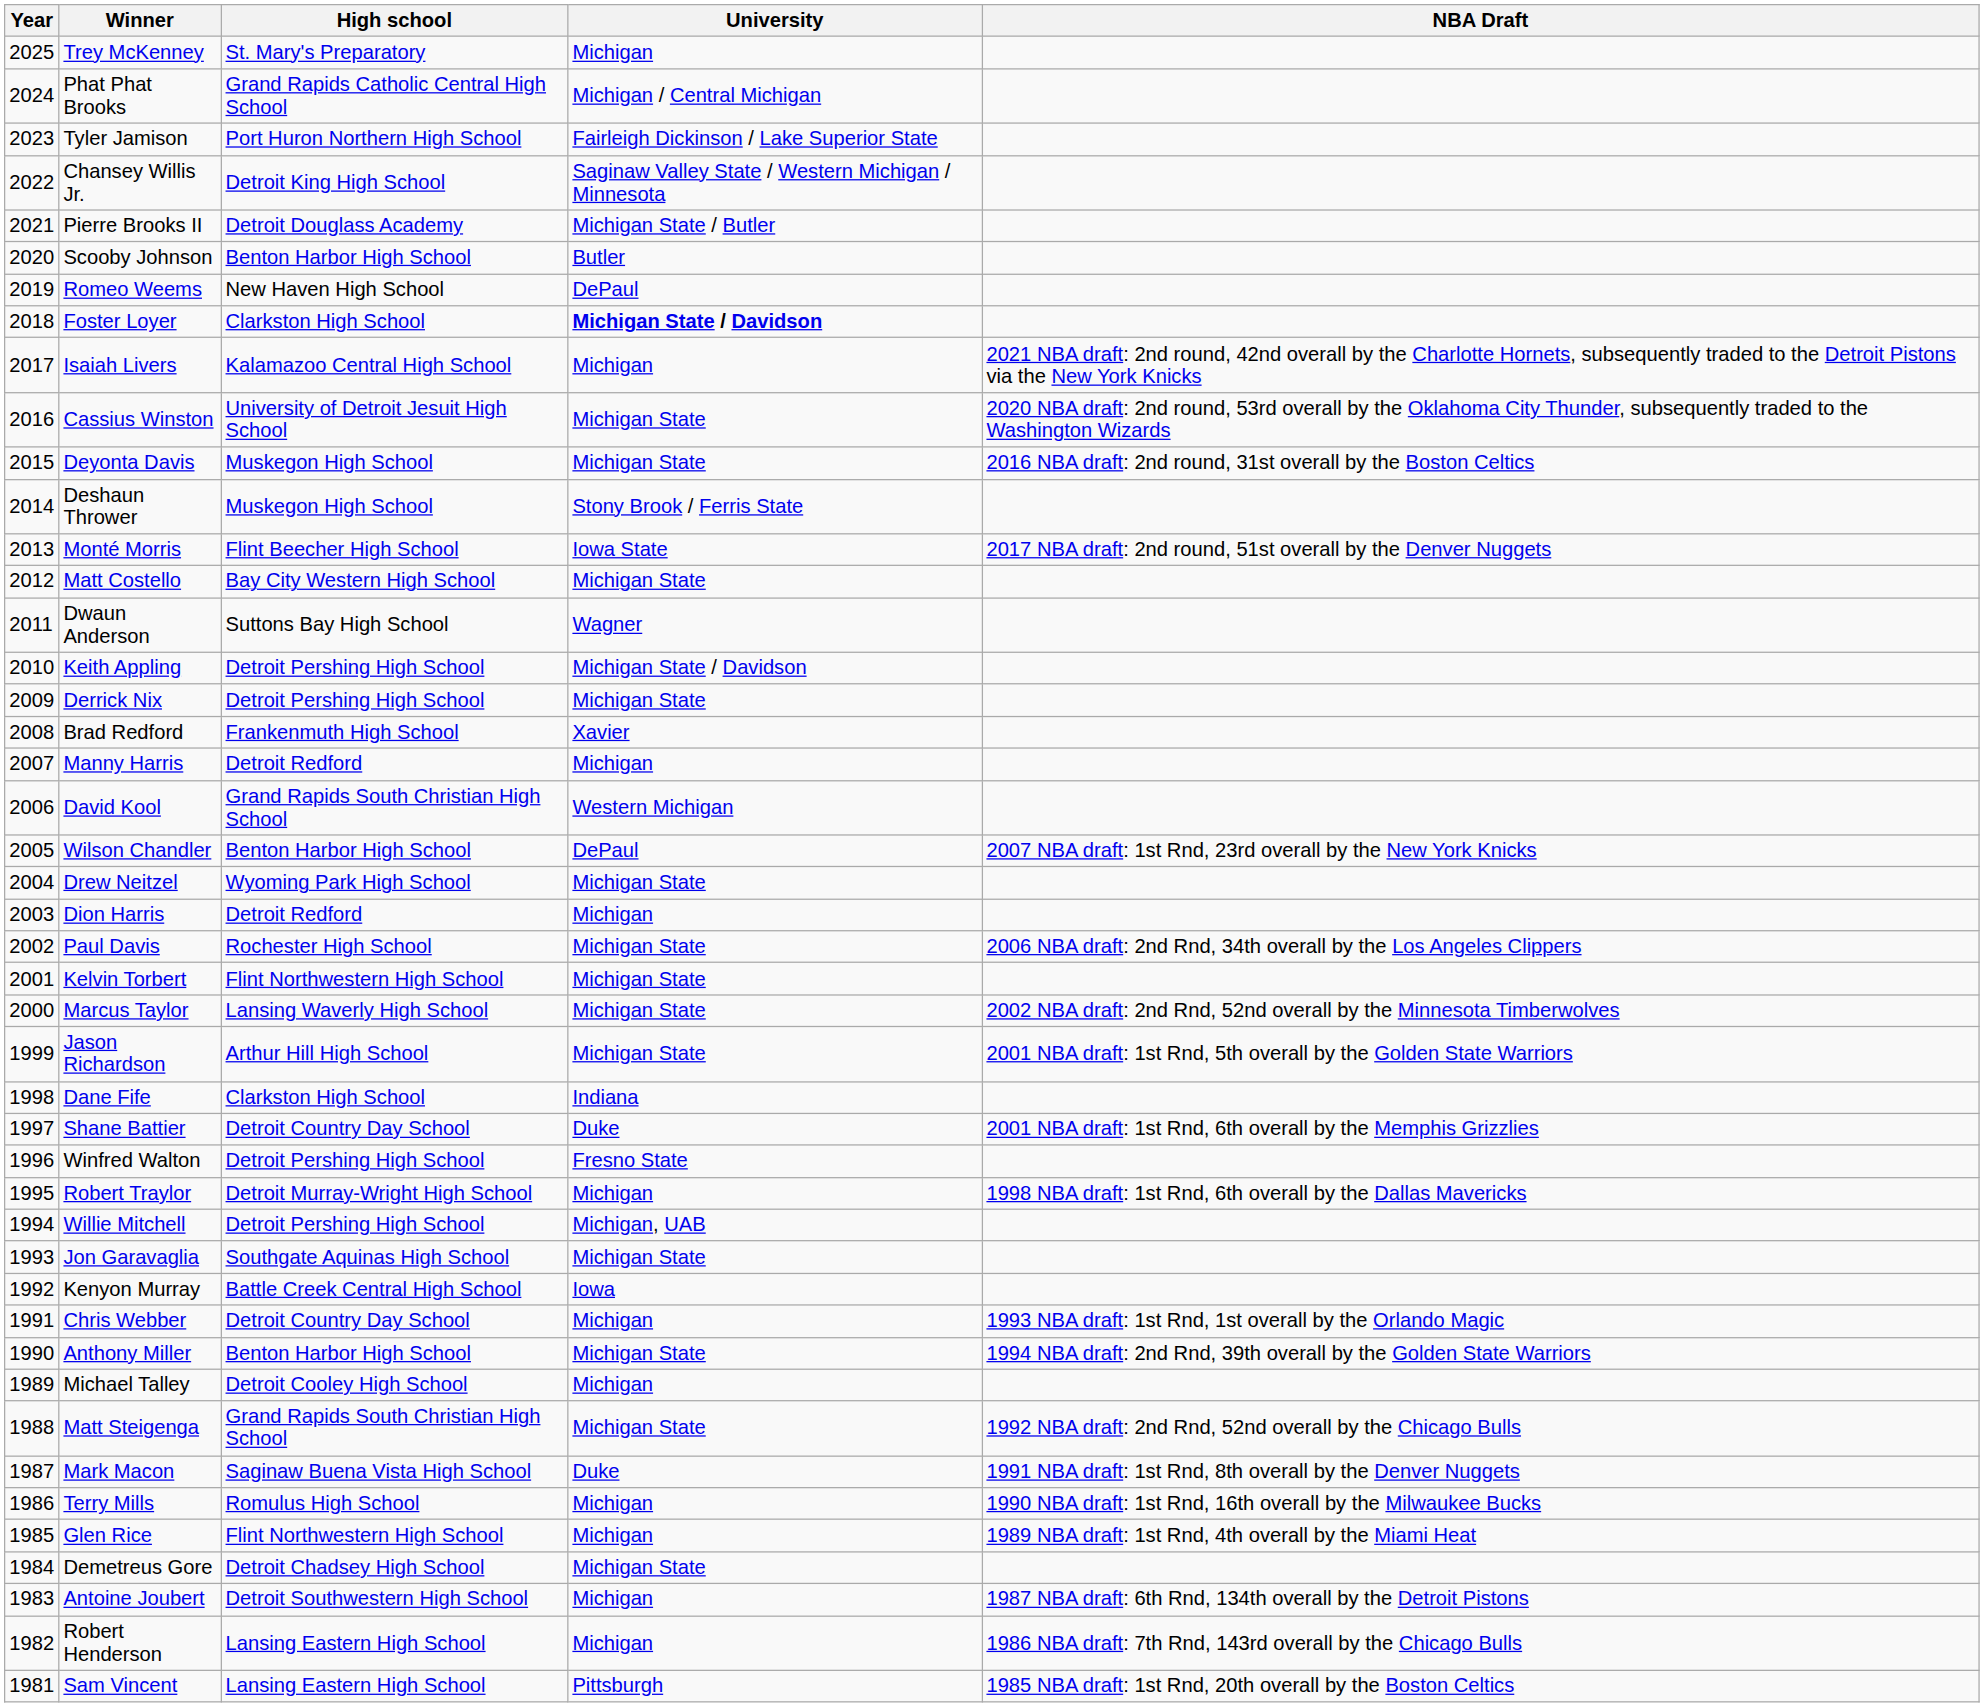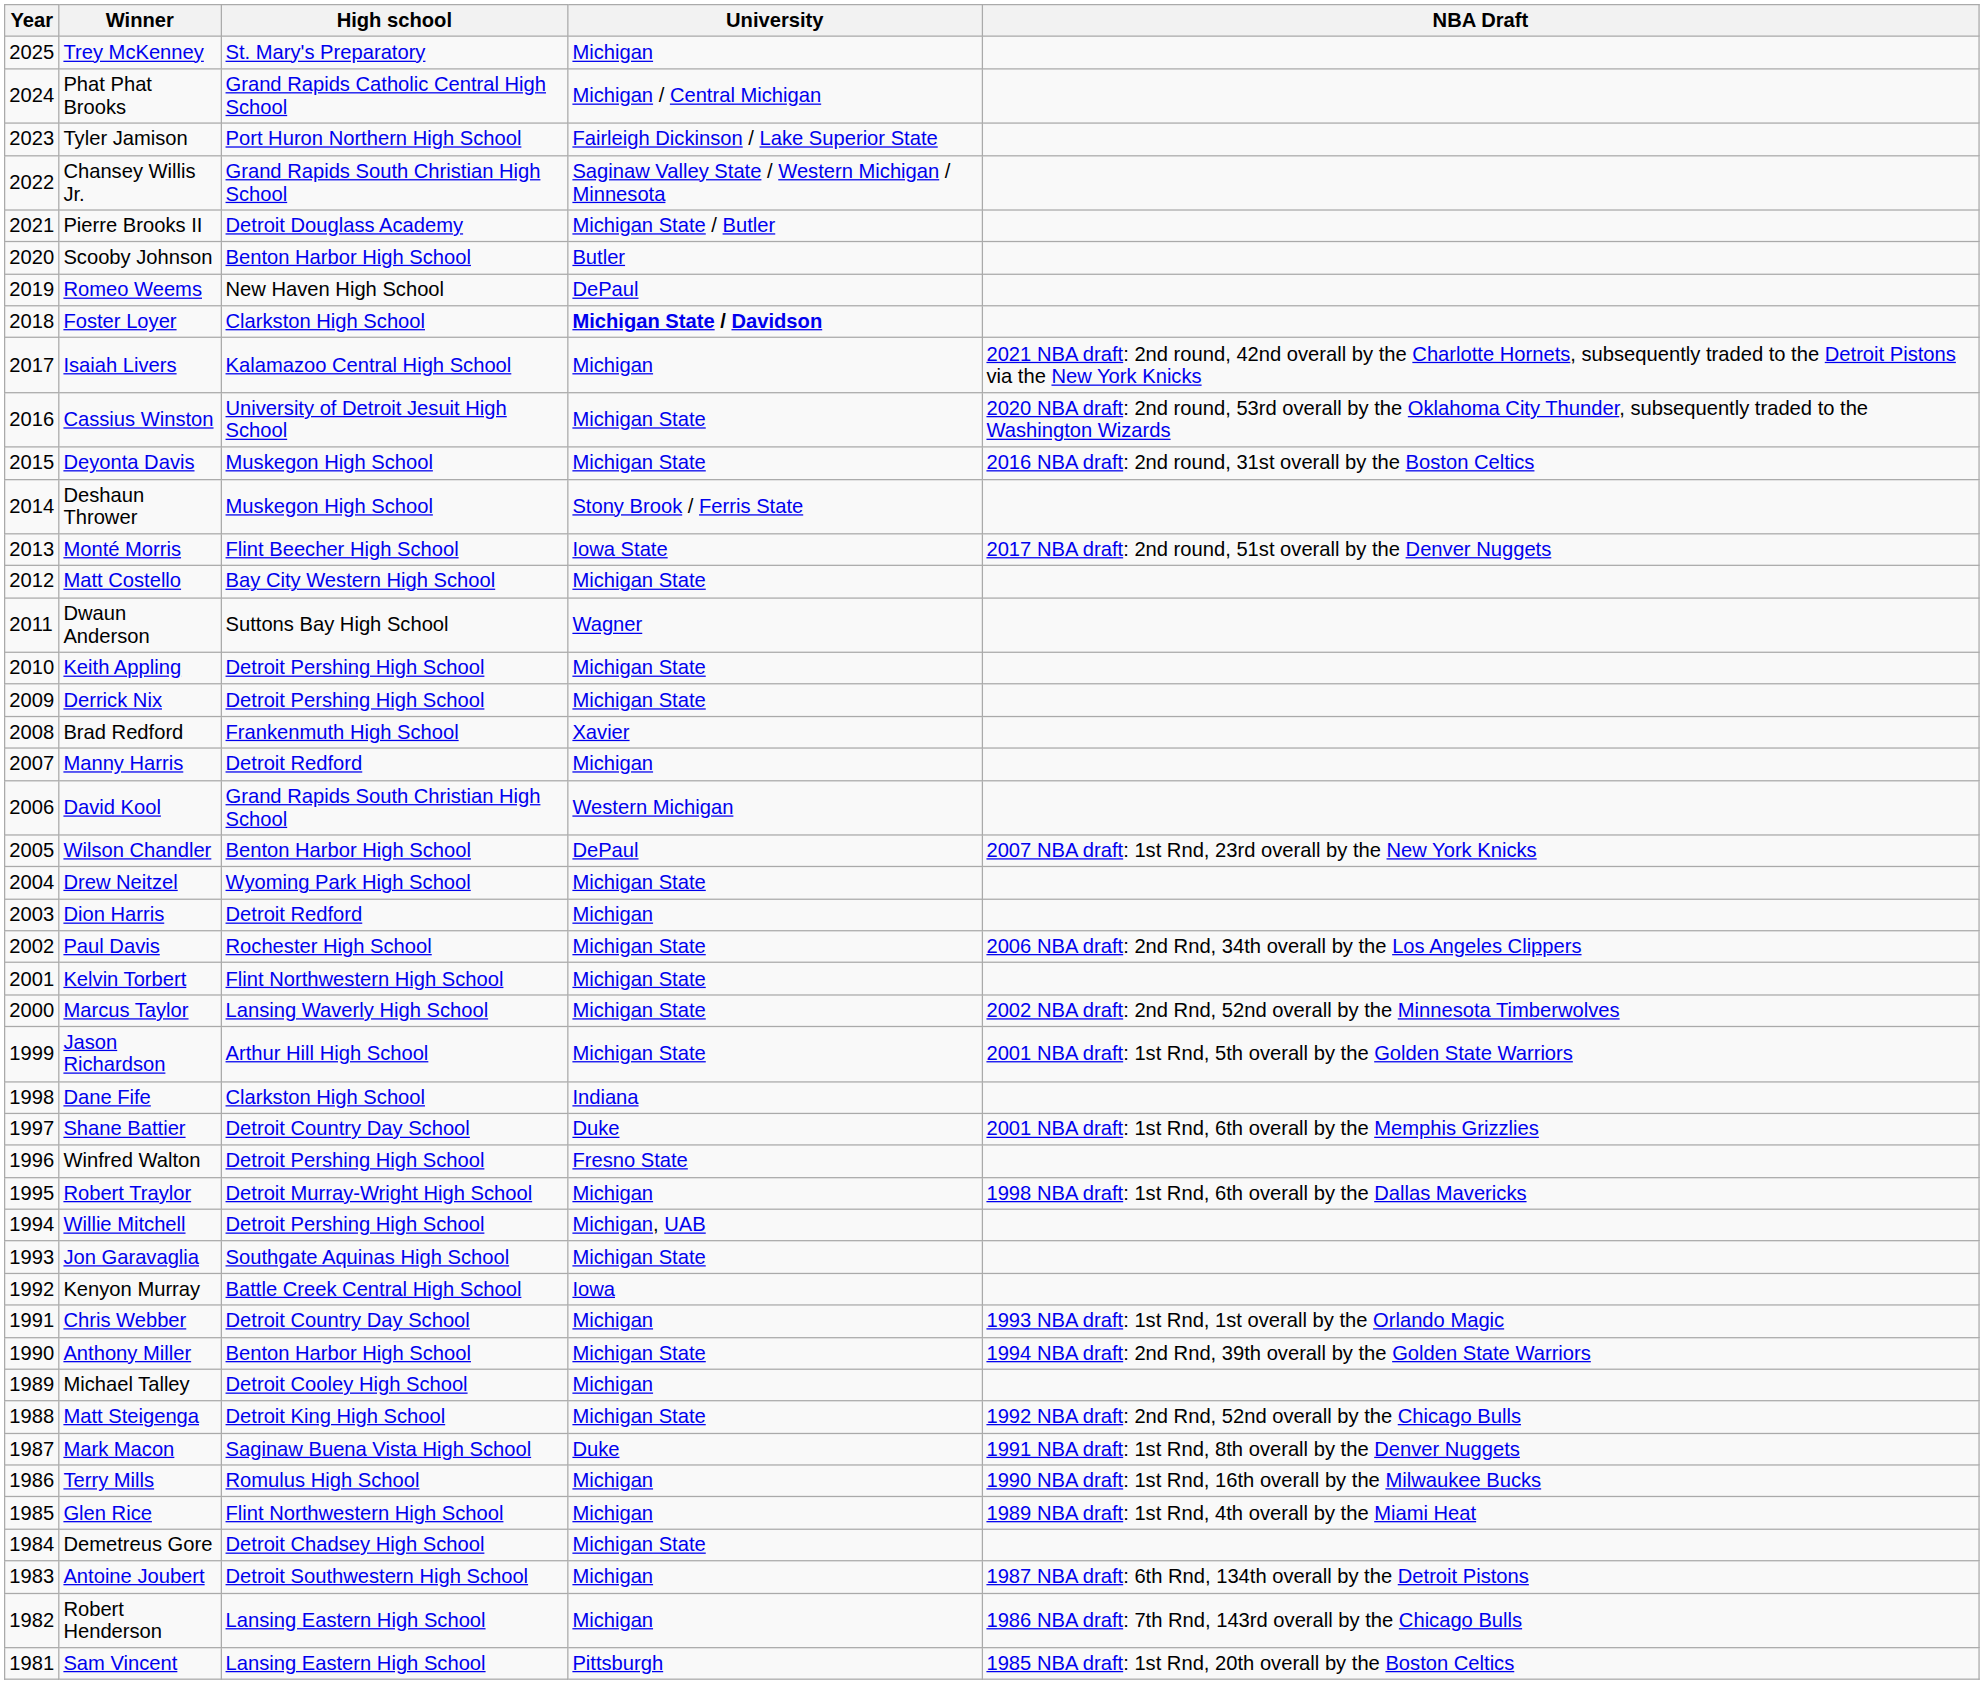(335, 182) Detroit King High School -> (383, 182) Grand Rapids South Christian High School
(690, 668) Michigan State / Davidson -> (639, 668) Michigan State
(383, 1428) Grand Rapids South Christian High School -> (335, 1416) Detroit King High School
